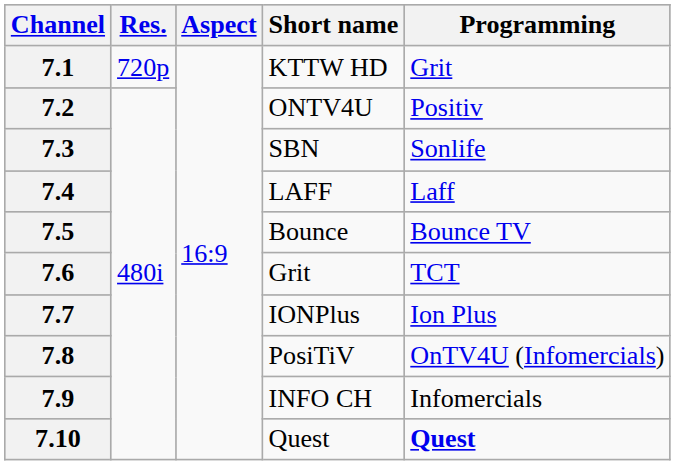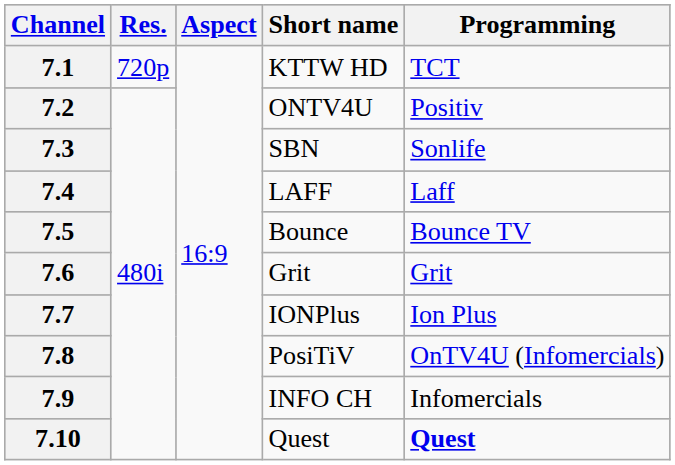(431, 66) Grit -> (435, 66) TCT
(435, 273) TCT -> (431, 273) Grit
